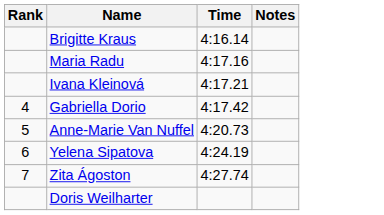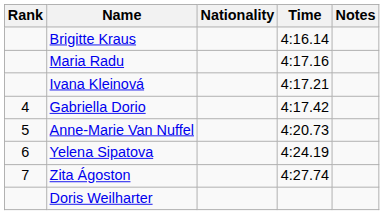+ column: (237, 15)
